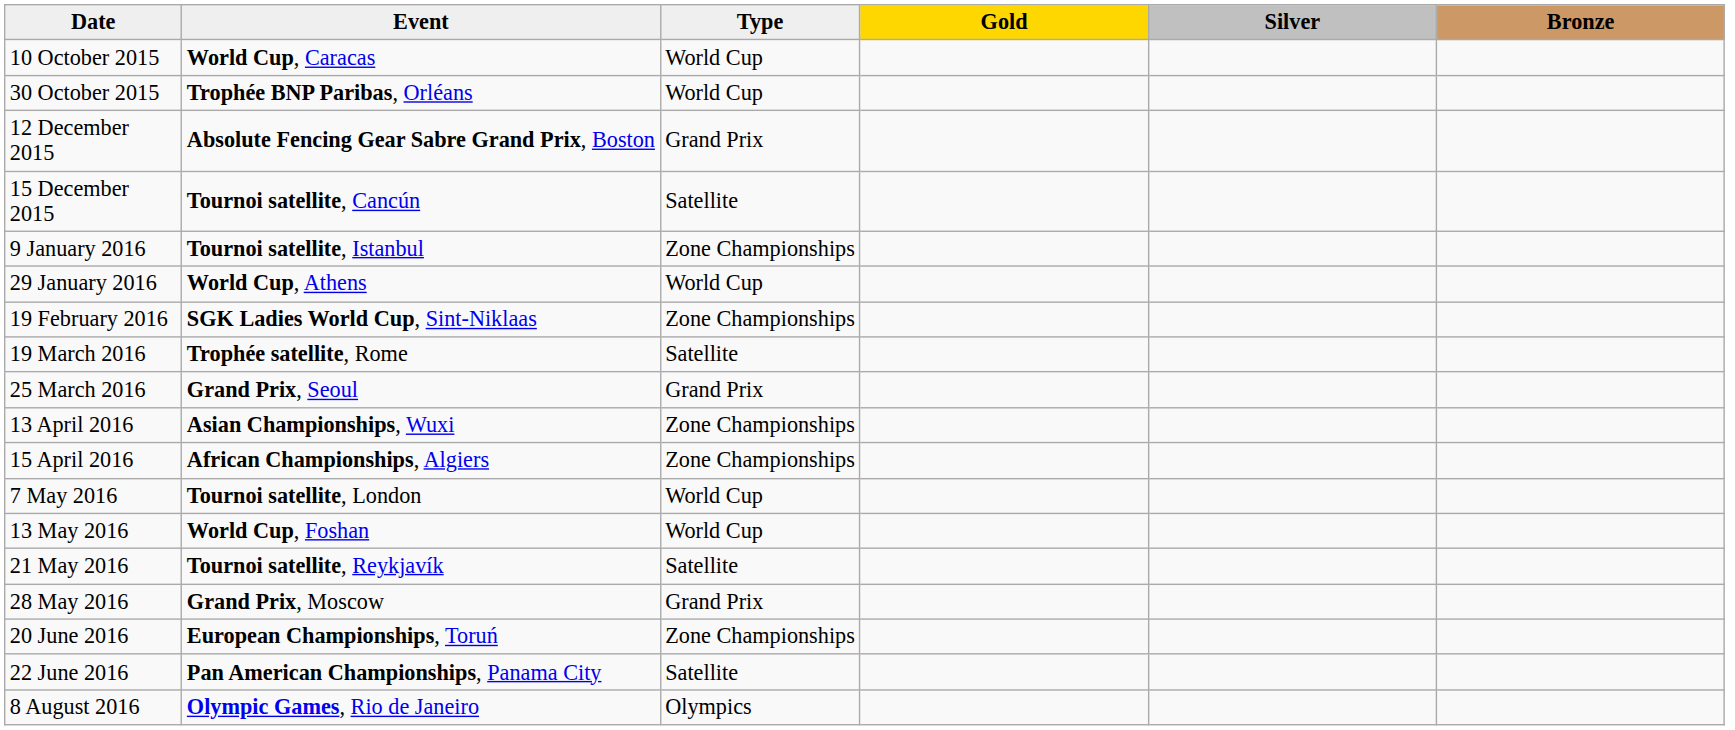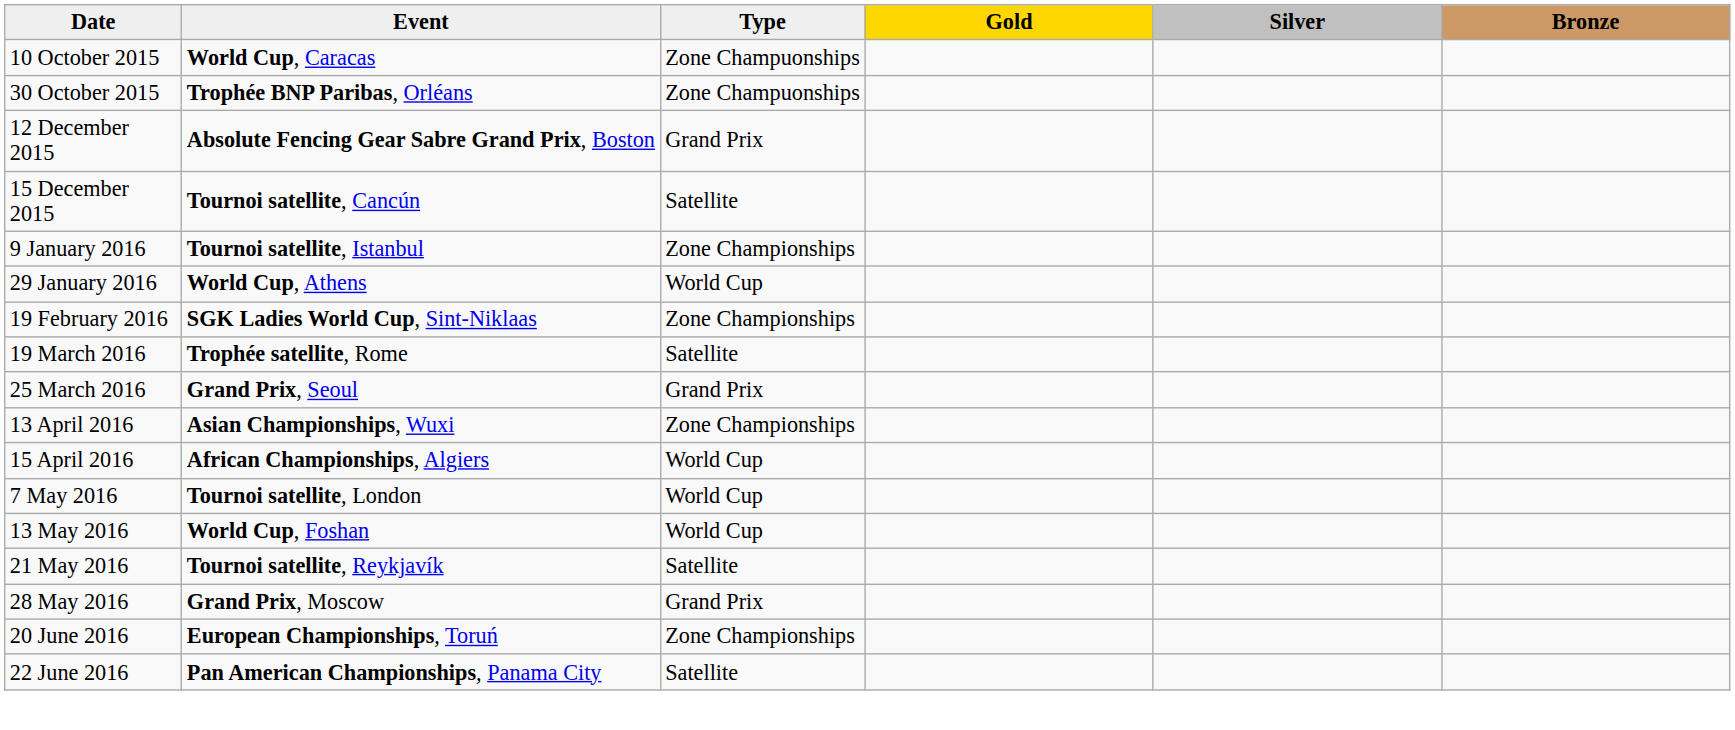(714, 57) World Cup -> (763, 57) Zone Champuonships
(714, 92) World Cup -> (763, 92) Zone Champuonships
(760, 460) Zone Championships -> (714, 460) World Cup
- row: (75, 707)
